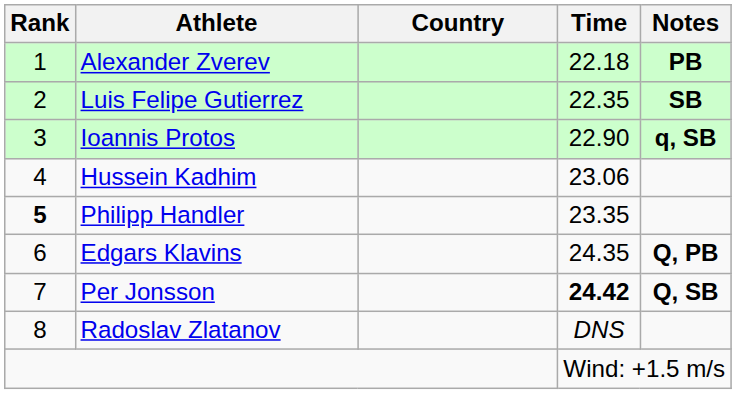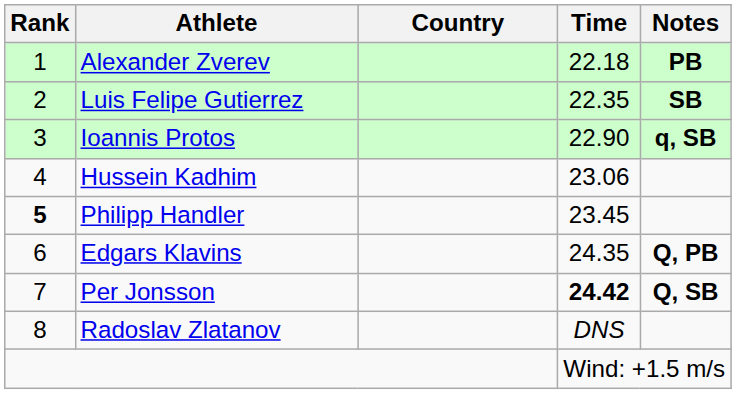(599, 215) 23.35 -> (599, 215) 23.45
